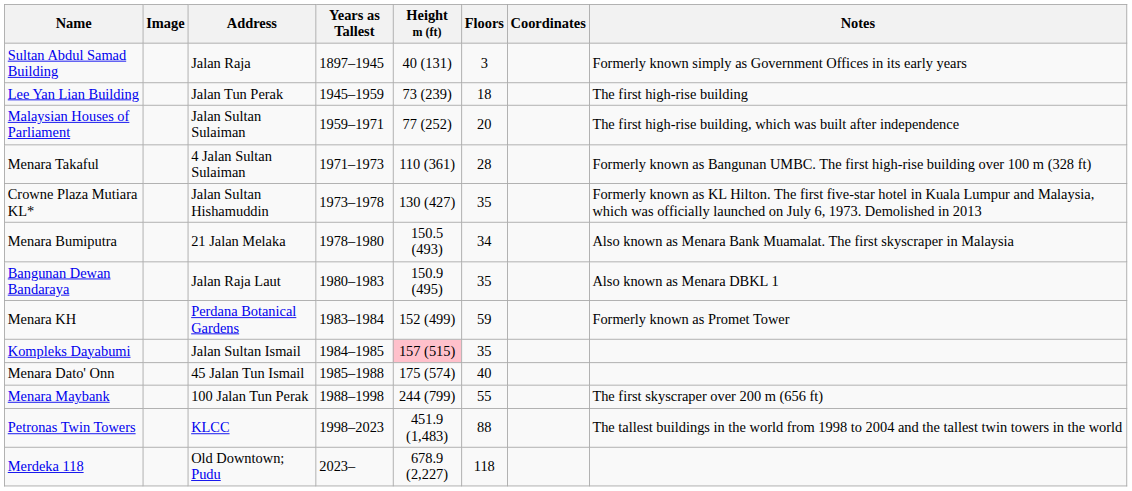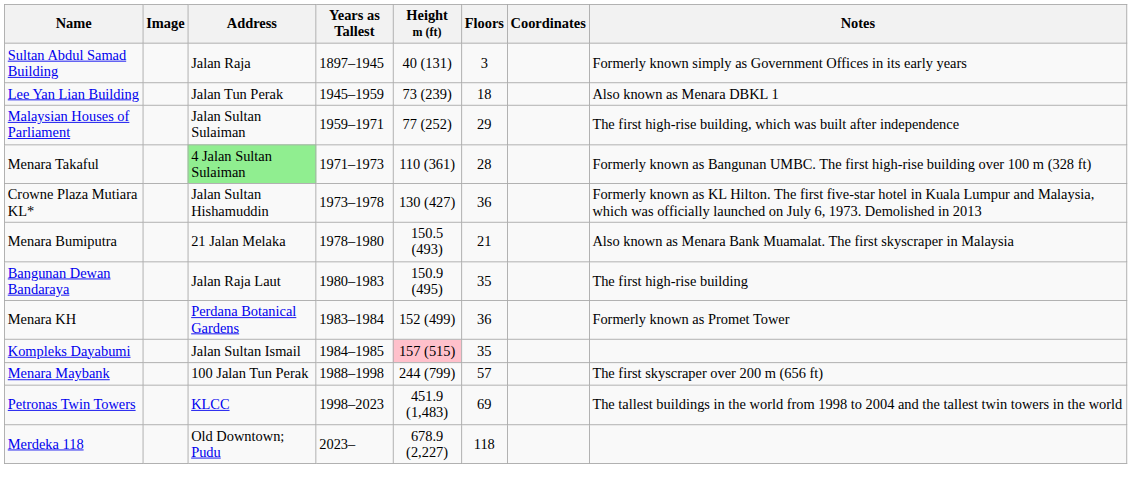(670, 93) The first high-rise building -> (685, 93) Also known as Menara DBKL 1
(484, 124) 20 -> (484, 124) 29
(232, 163) no background -> (232, 163) lightgreen background
(484, 203) 35 -> (484, 203) 36
(484, 242) 34 -> (484, 242) 21
(685, 281) Also known as Menara DBKL 1 -> (670, 281) The first high-rise building
(484, 320) 59 -> (484, 320) 36
- row: (61, 373)
(484, 396) 55 -> (484, 373) 57
(484, 427) 88 -> (484, 404) 69
